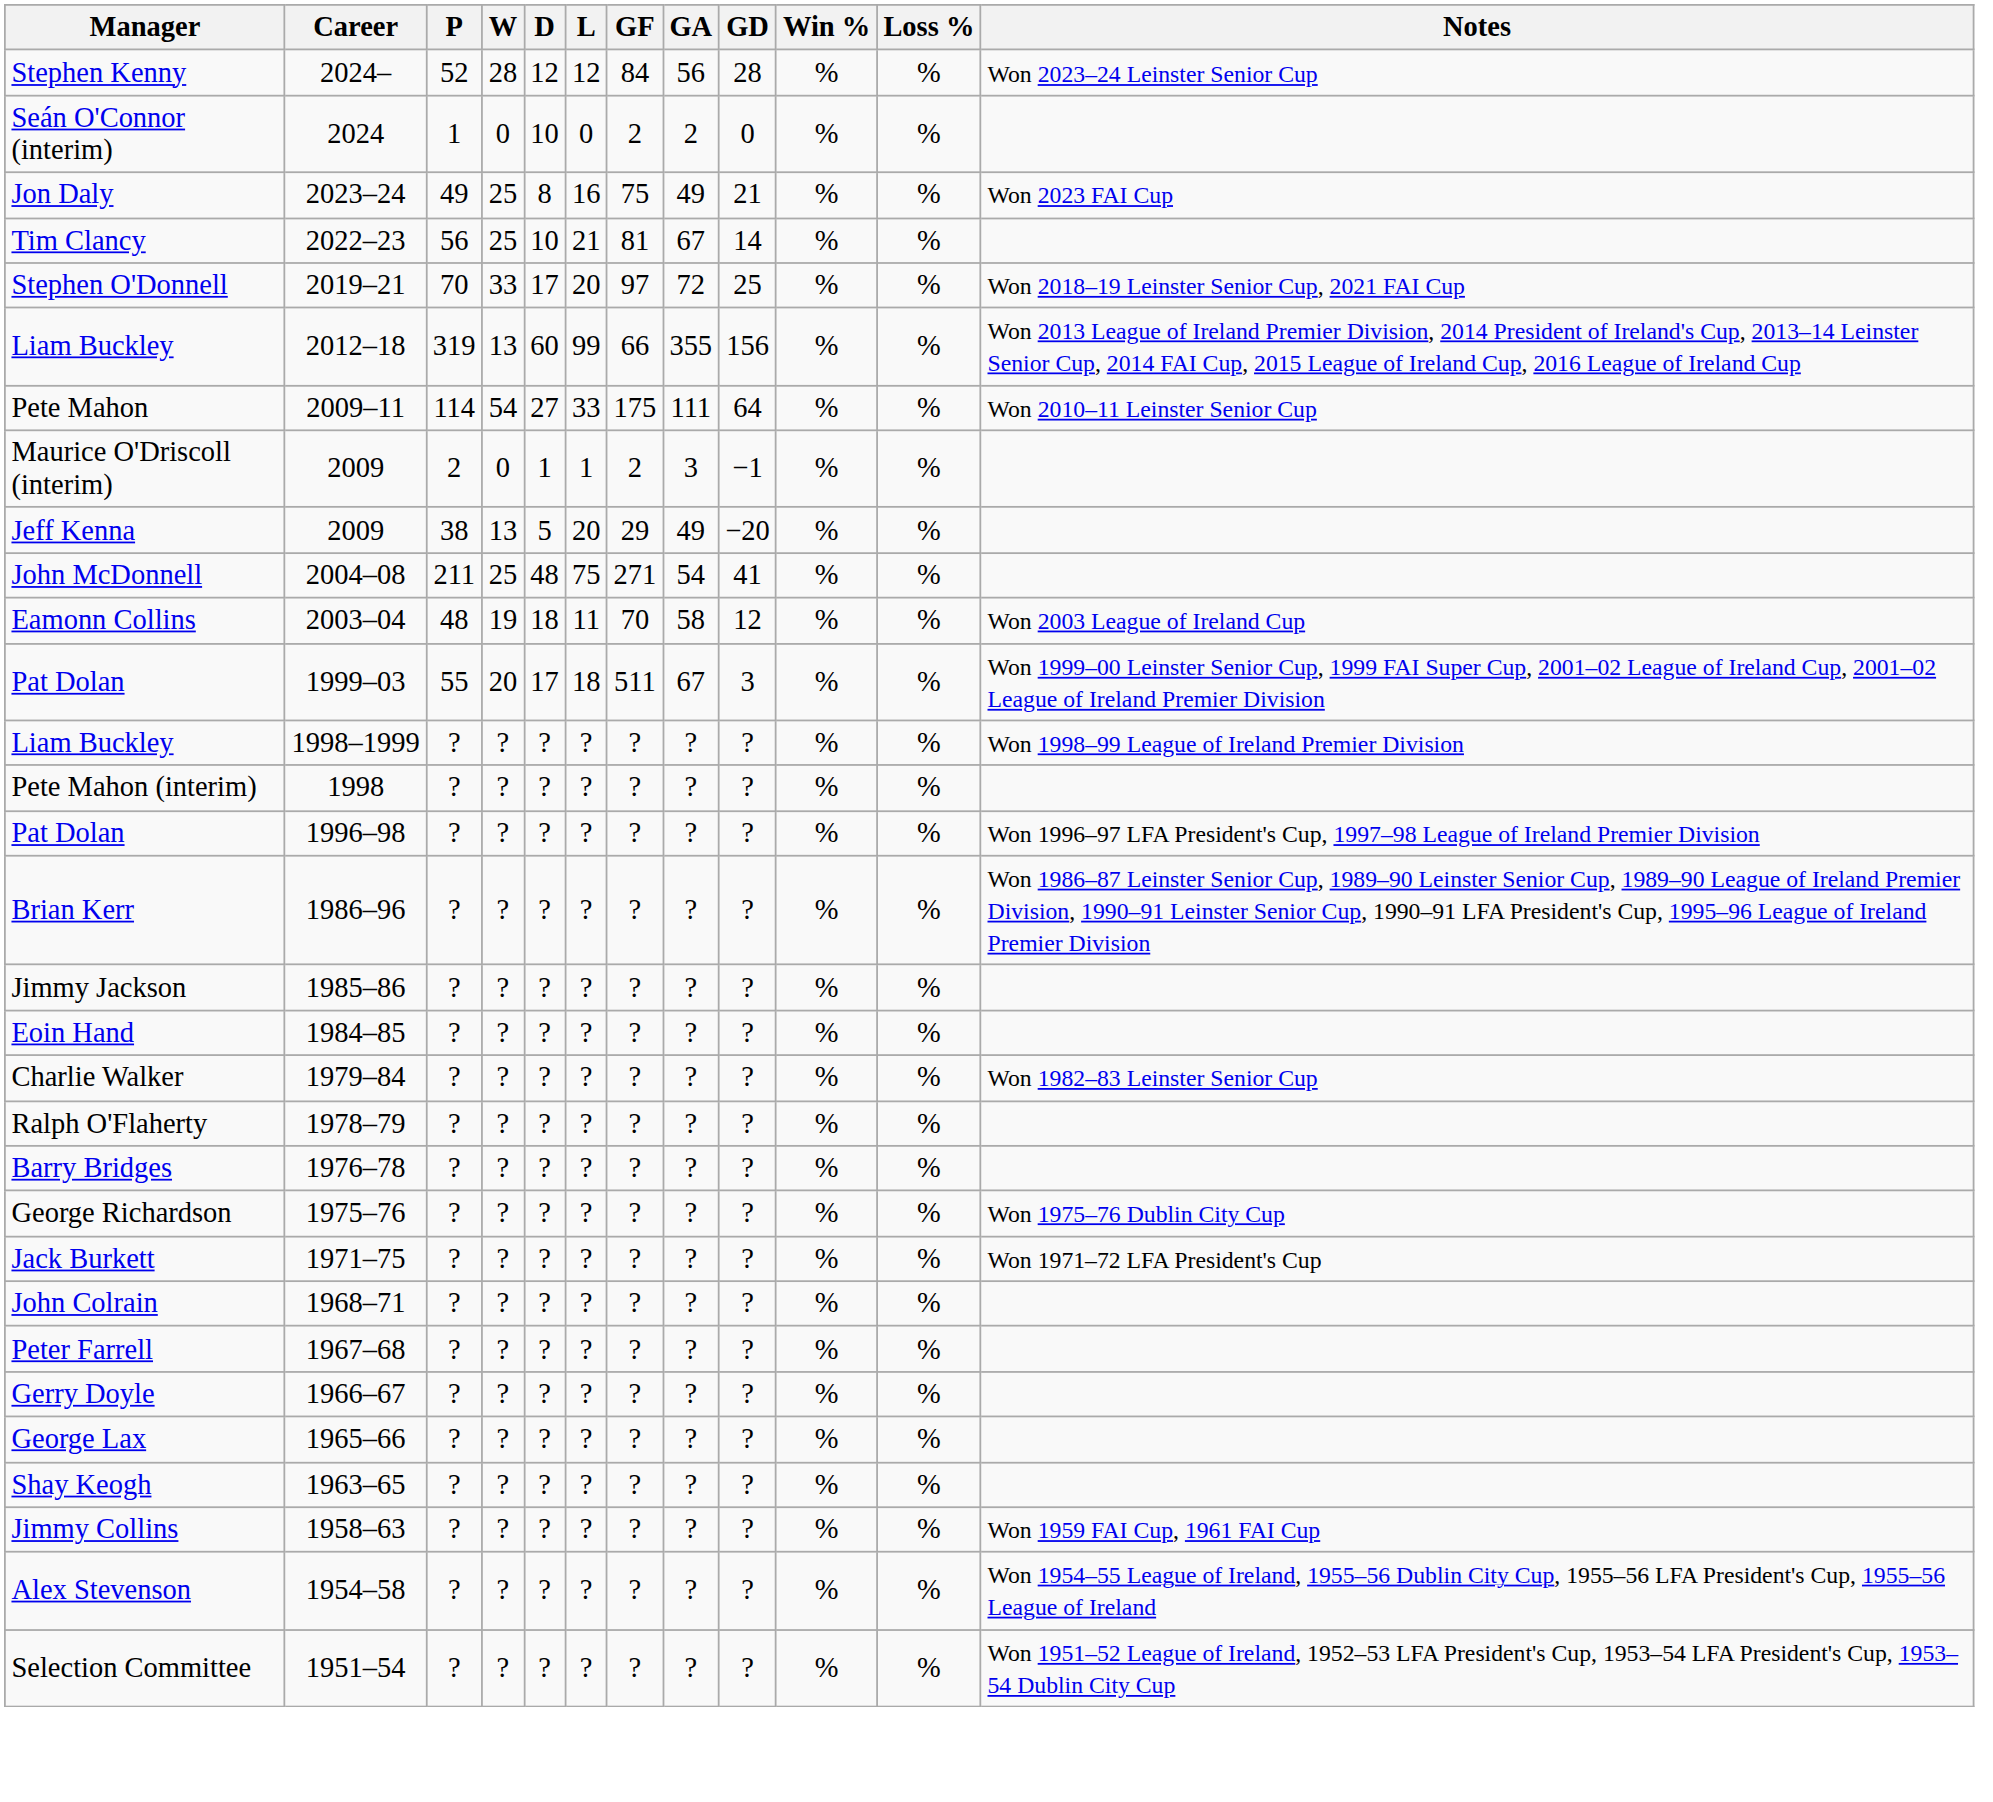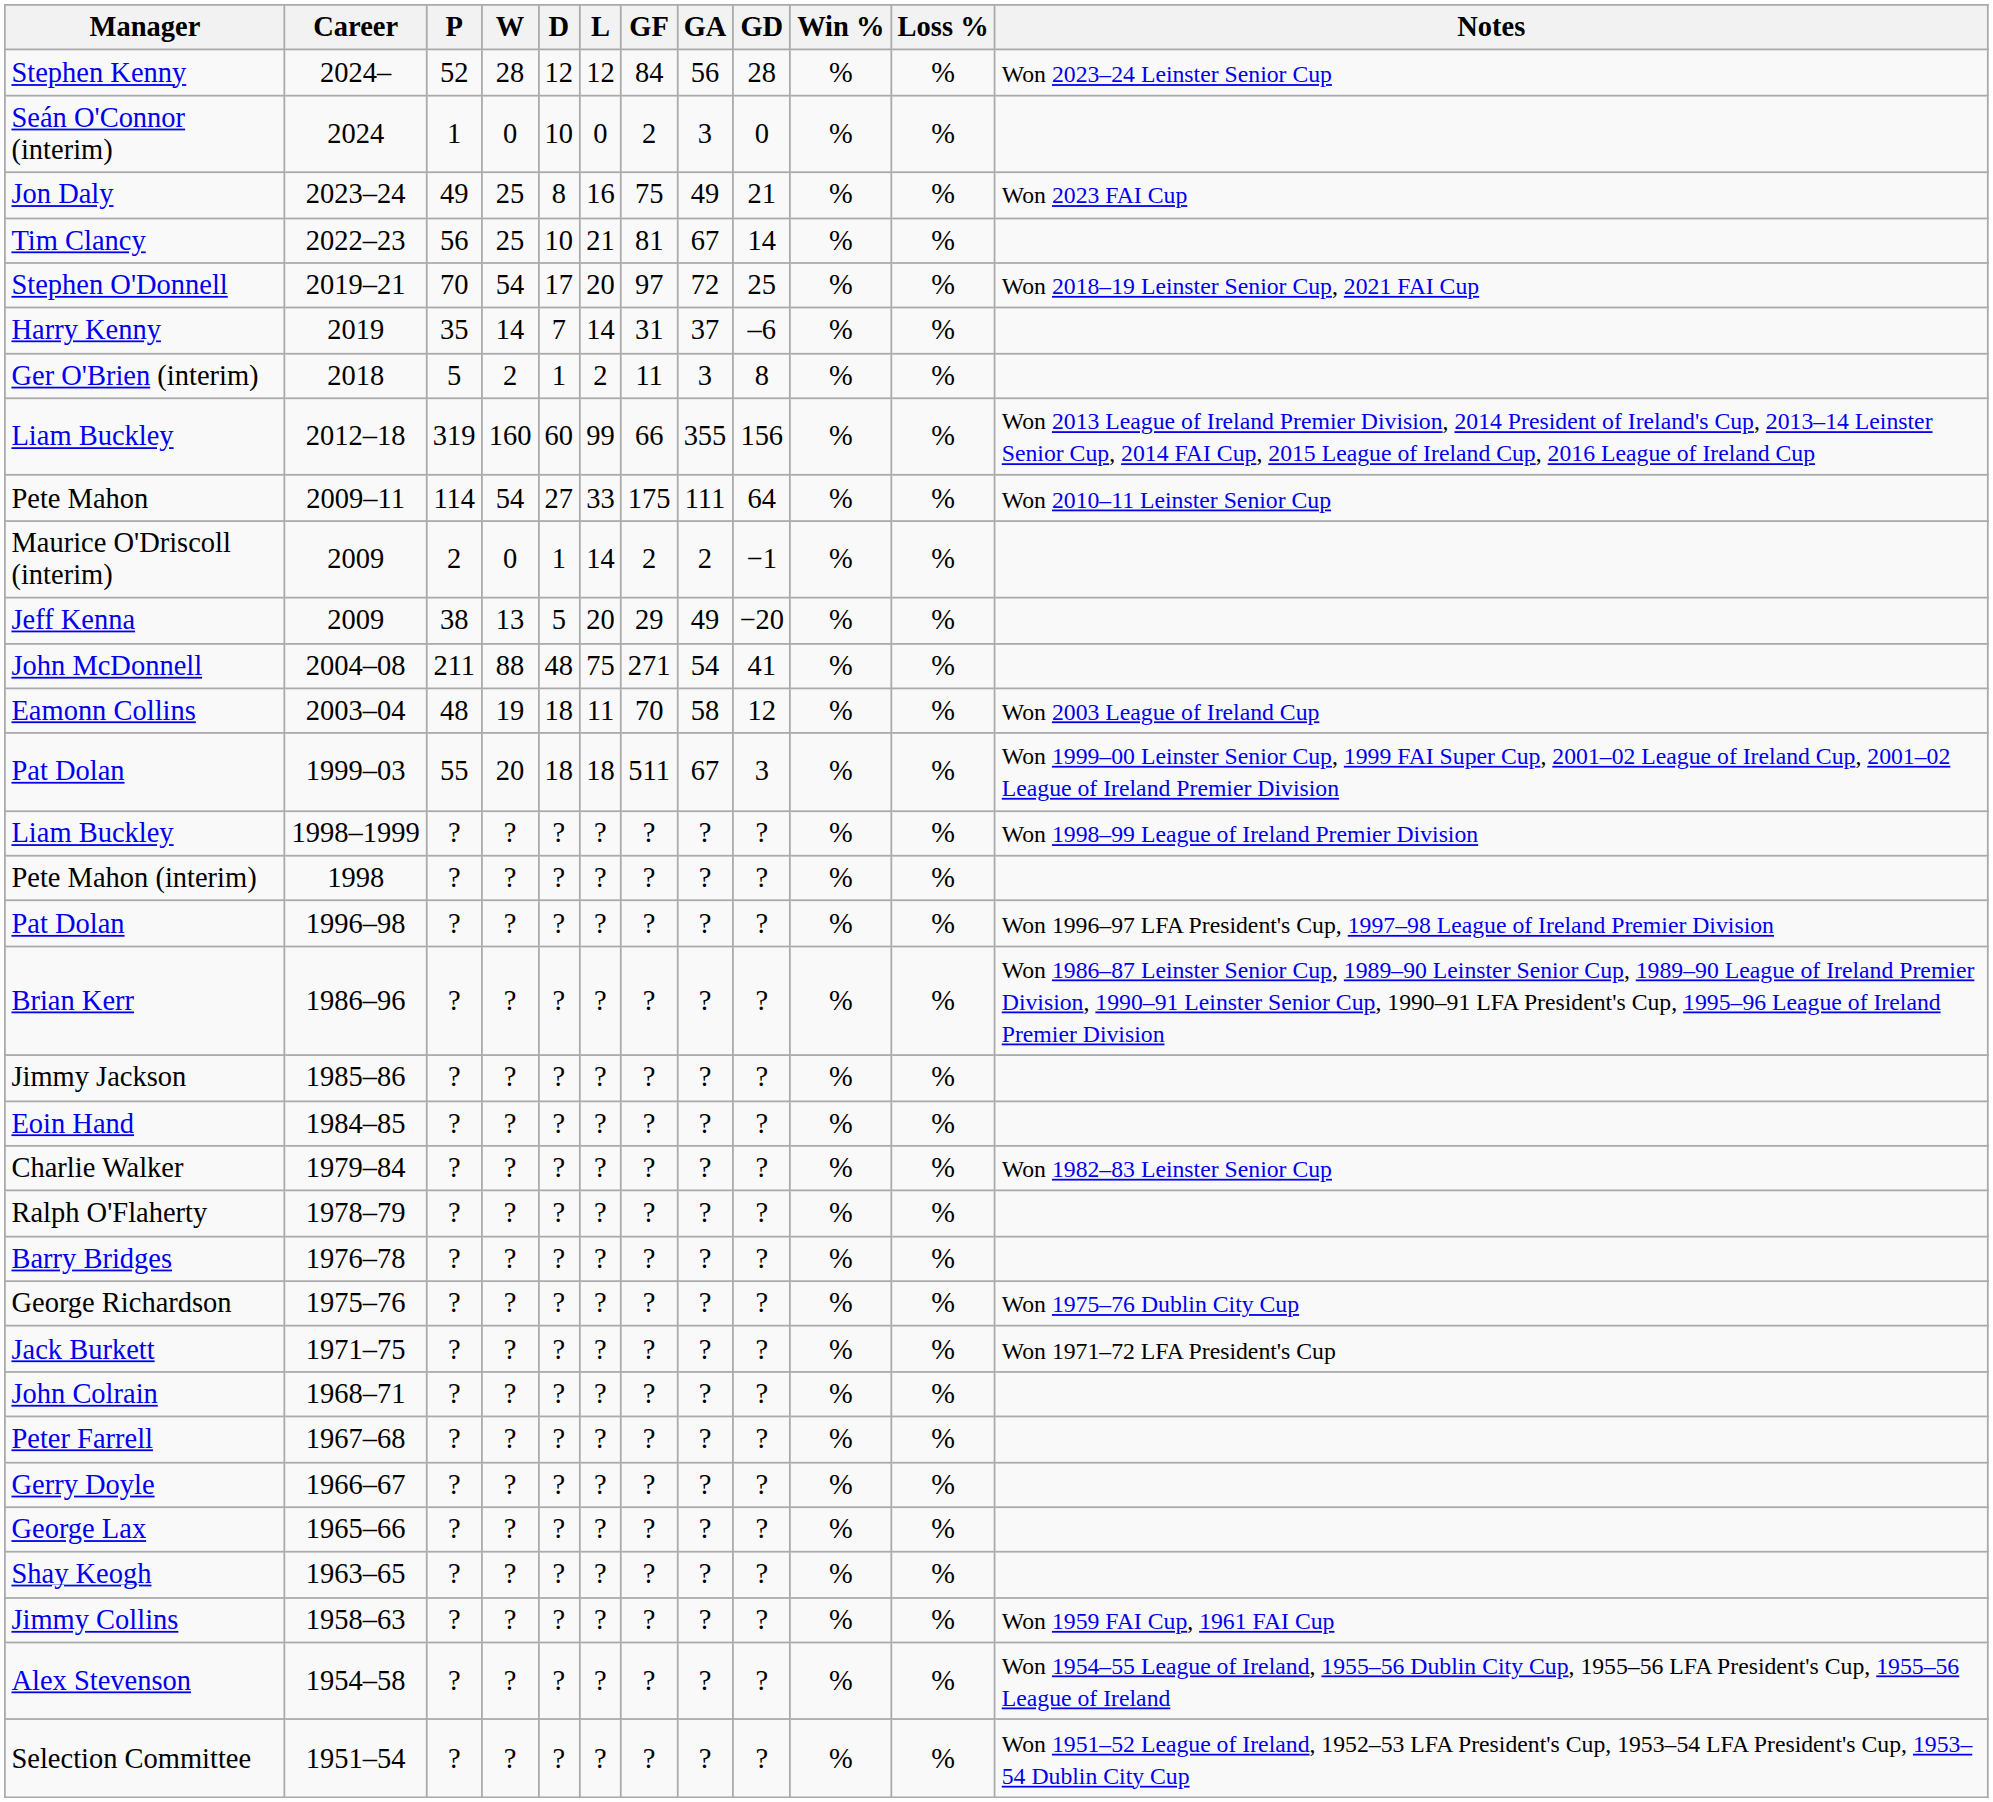(691, 133) 2 -> (705, 133) 3
(503, 284) 33 -> (510, 284) 54
+ row: (86, 330)
+ row: (135, 375)
(503, 346) 13 -> (510, 436) 160
(586, 468) 1 -> (600, 558) 14
(691, 468) 3 -> (705, 558) 2
(503, 574) 25 -> (510, 665) 88
(545, 681) 17 -> (559, 771) 18
